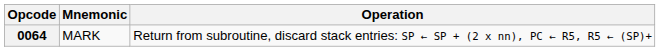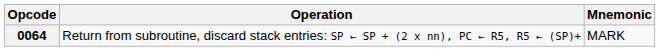columns swapped: (95, 14) <-> (393, 14)
